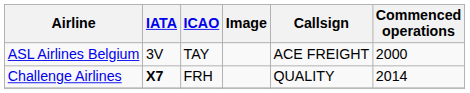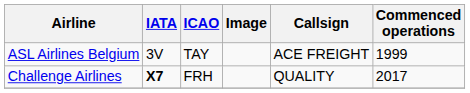(392, 54) 2000 -> (392, 54) 1999
(392, 76) 2014 -> (392, 76) 2017
